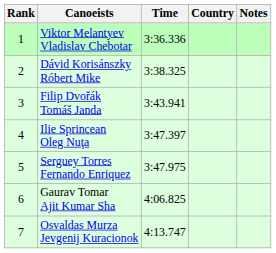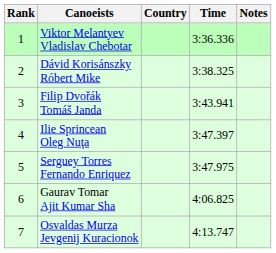columns swapped: (213, 13) <-> (165, 13)
